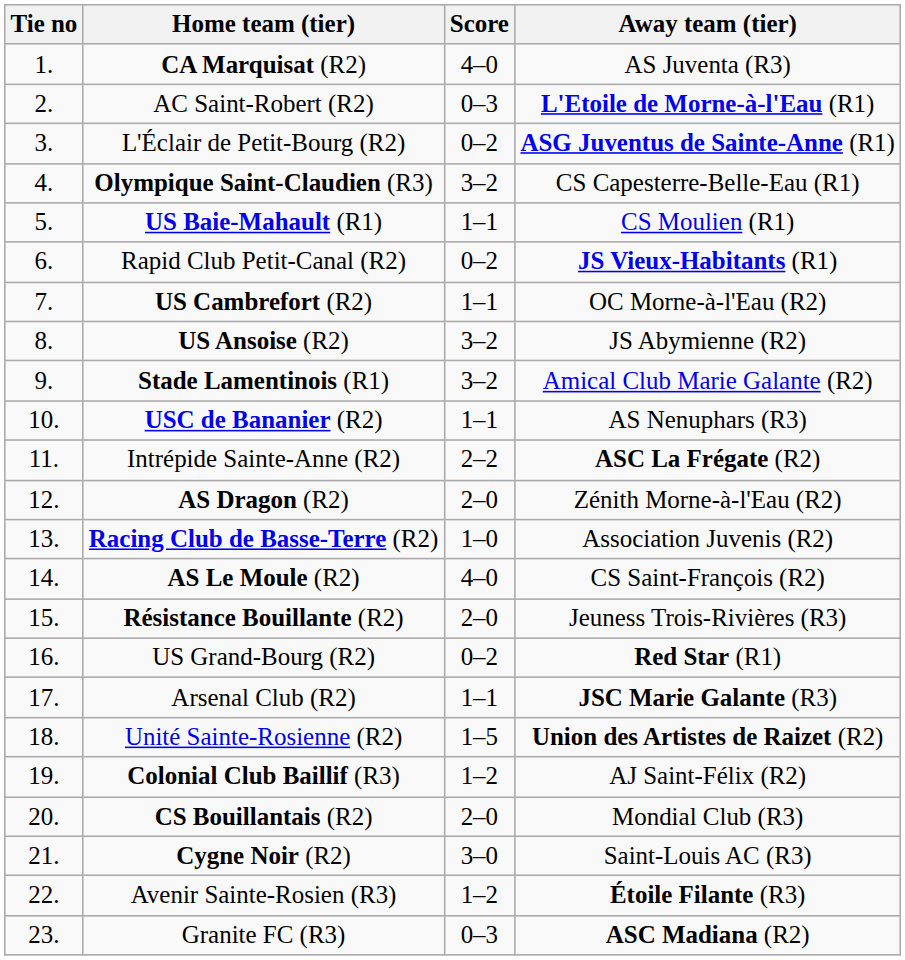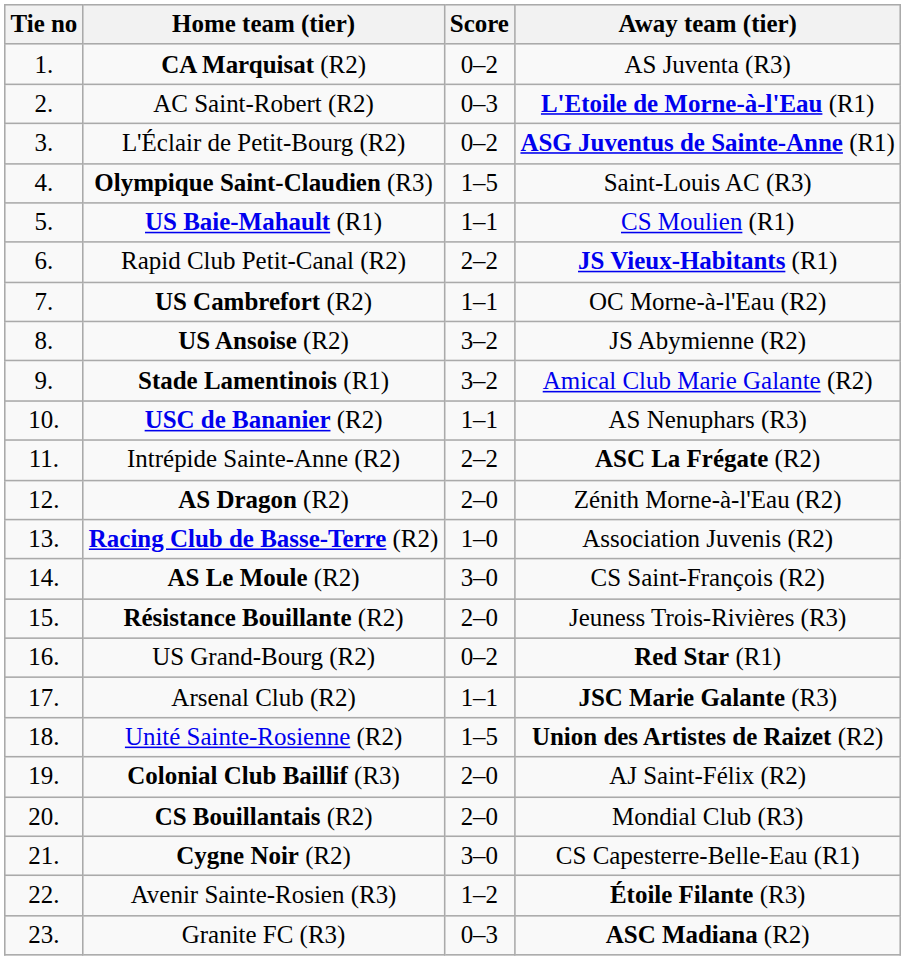(479, 63) 4–0 -> (479, 63) 0–2
(479, 182) 3–2 -> (479, 182) 1–5
(708, 182) CS Capesterre-Belle-Eau (R1) -> (708, 182) Saint-Louis AC (R3)
(479, 261) 0–2 -> (479, 261) 2–2
(479, 578) 4–0 -> (479, 578) 3–0
(479, 776) 1–2 -> (479, 776) 2–0
(708, 855) Saint-Louis AC (R3) -> (708, 855) CS Capesterre-Belle-Eau (R1)
